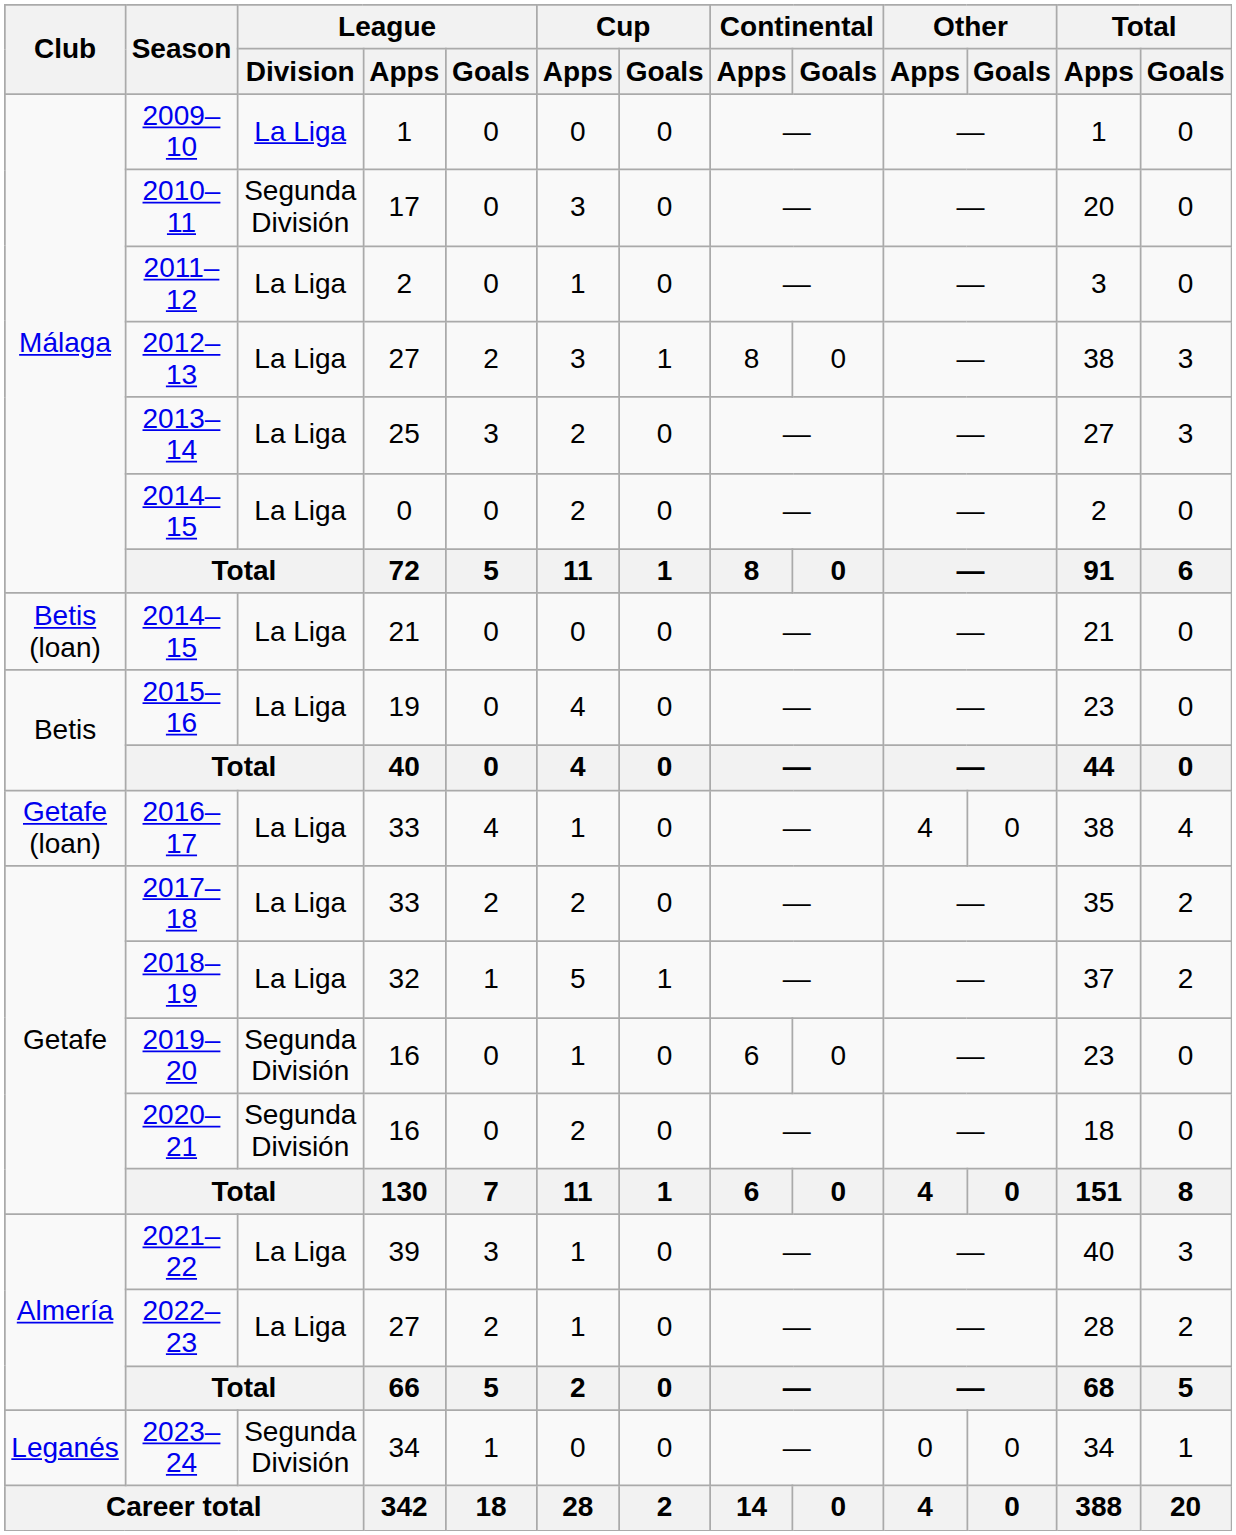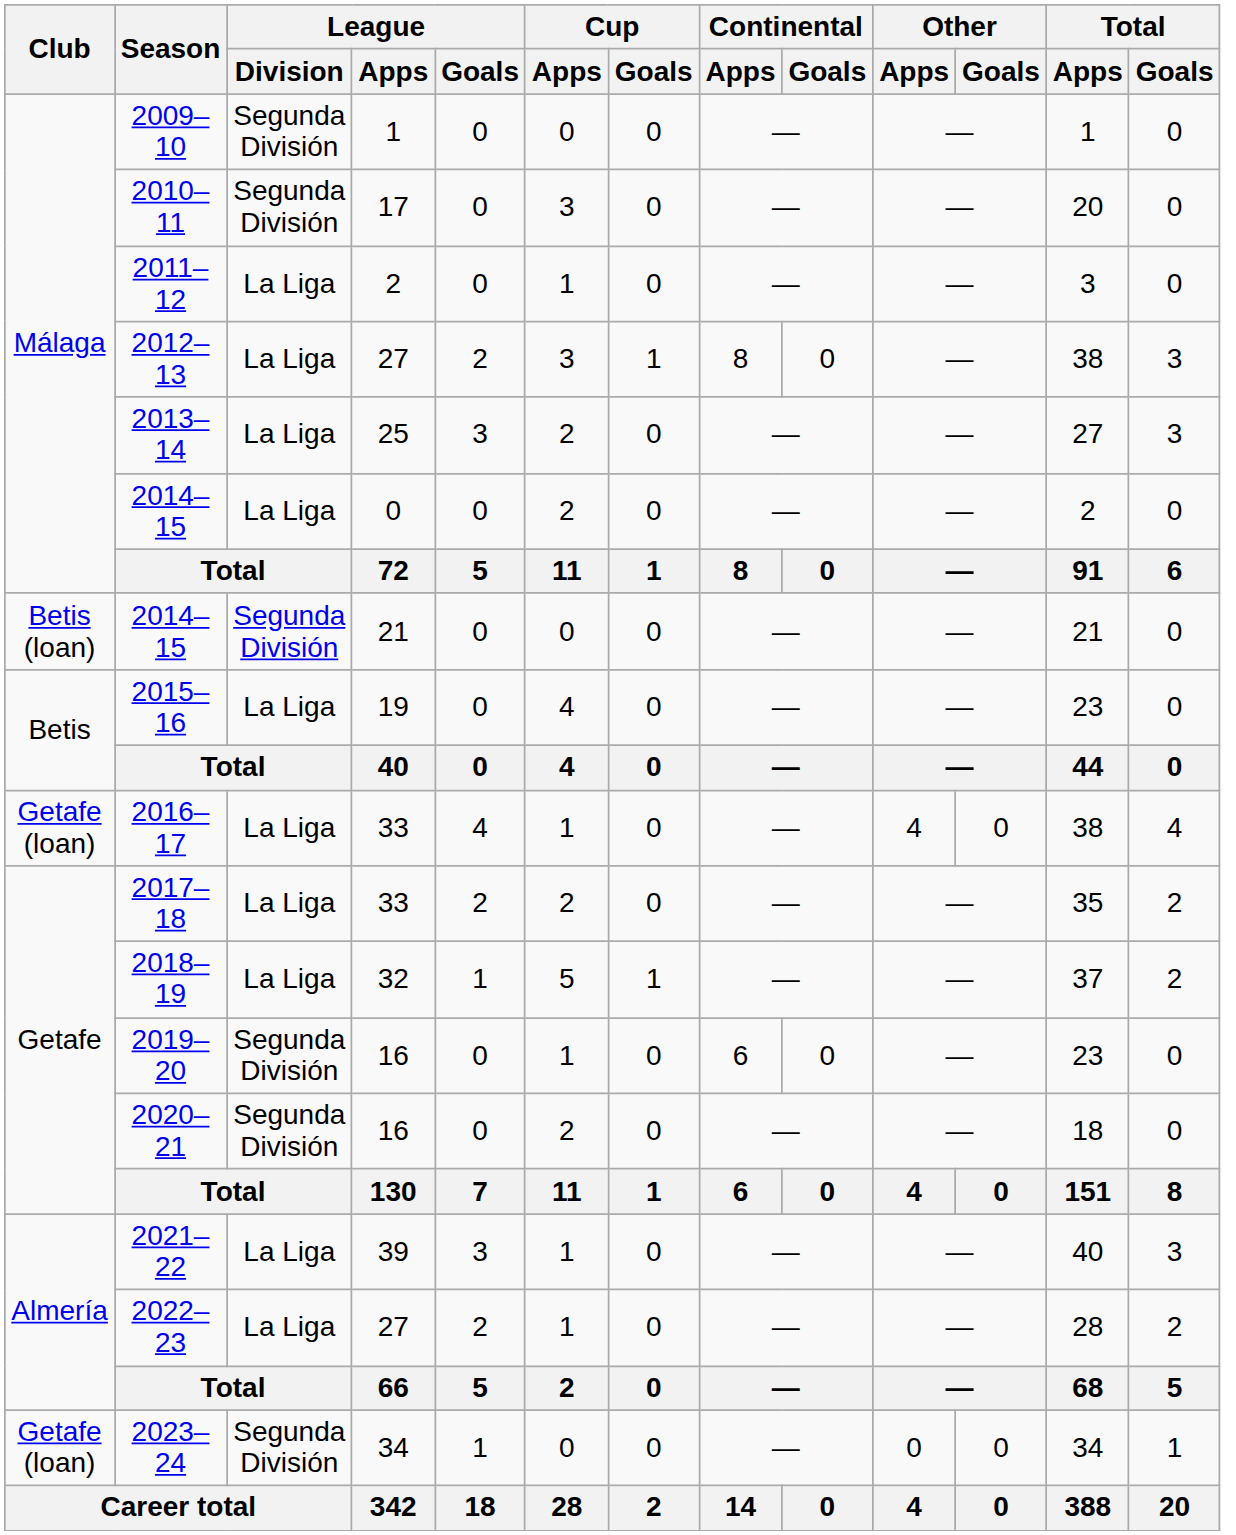(300, 131) La Liga -> (289, 131) Segunda División
(300, 631) La Liga -> (289, 631) Segunda División
(65, 1447) Leganés -> (60, 1447) Getafe (loan)
